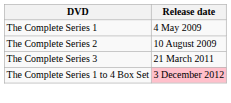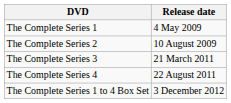+ row: (52, 75)
(189, 75) pink background -> (189, 91) no background
